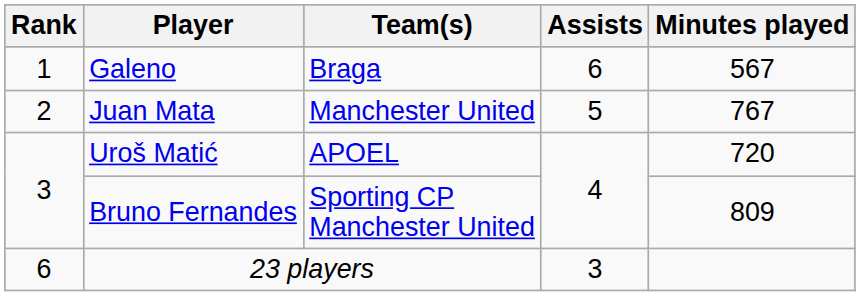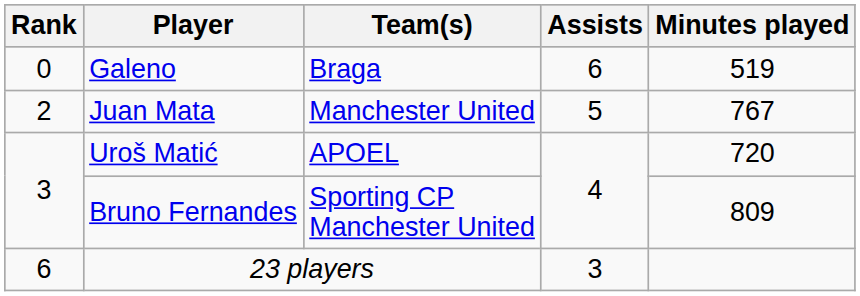(44, 68) 1 -> (44, 68) 0
(752, 68) 567 -> (752, 68) 519
